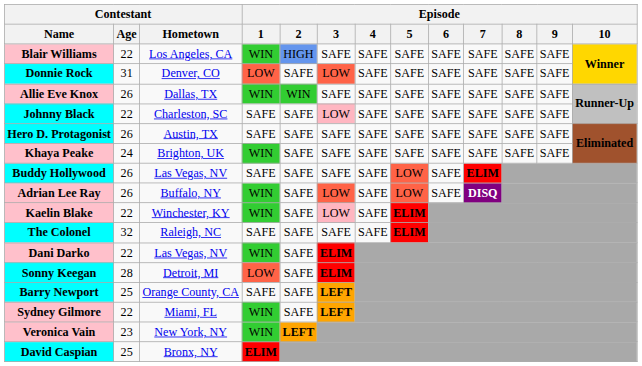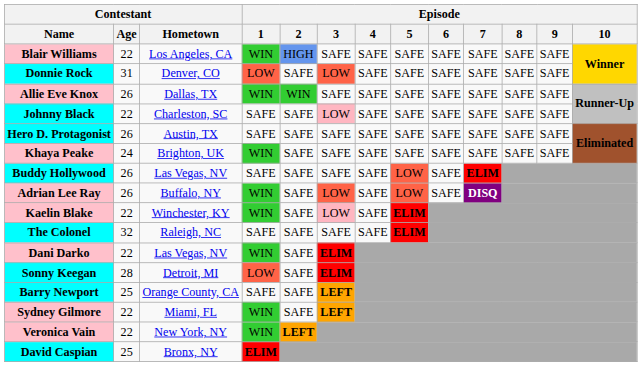(127, 332) 23 -> (127, 332) 22
